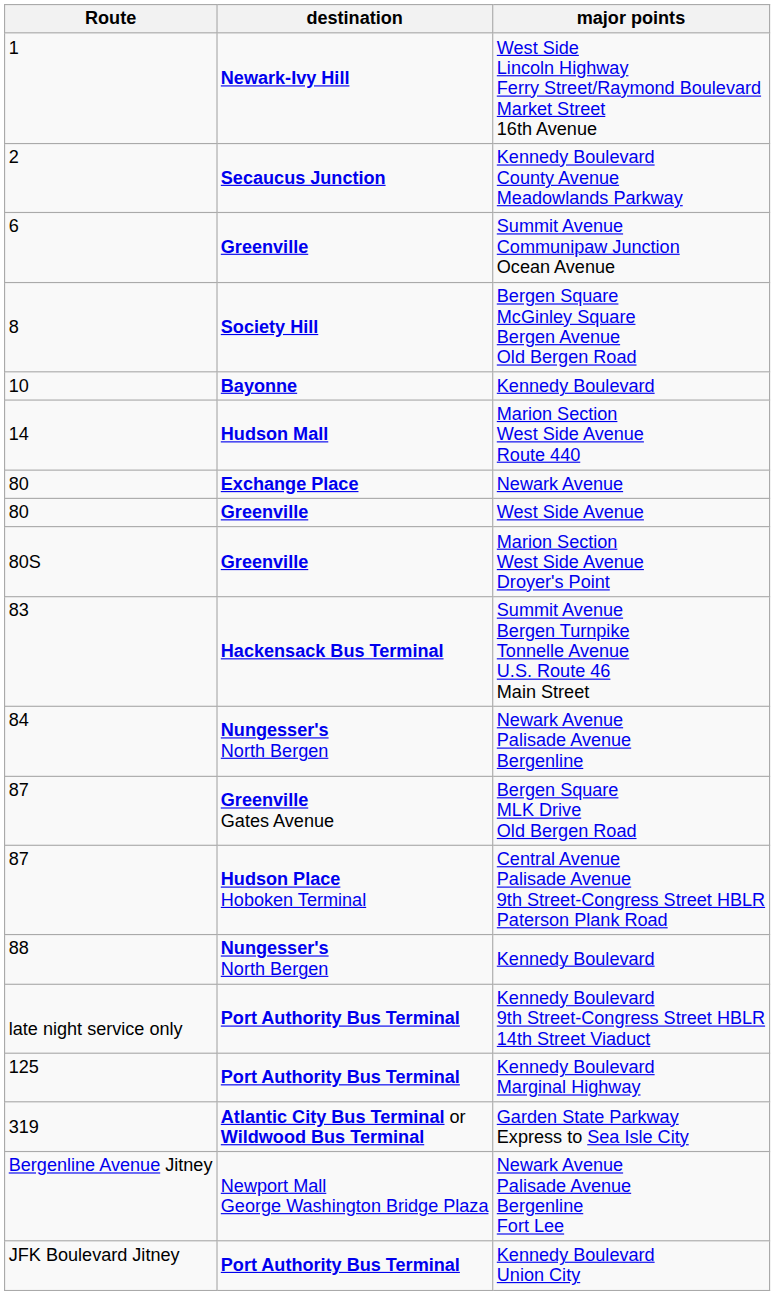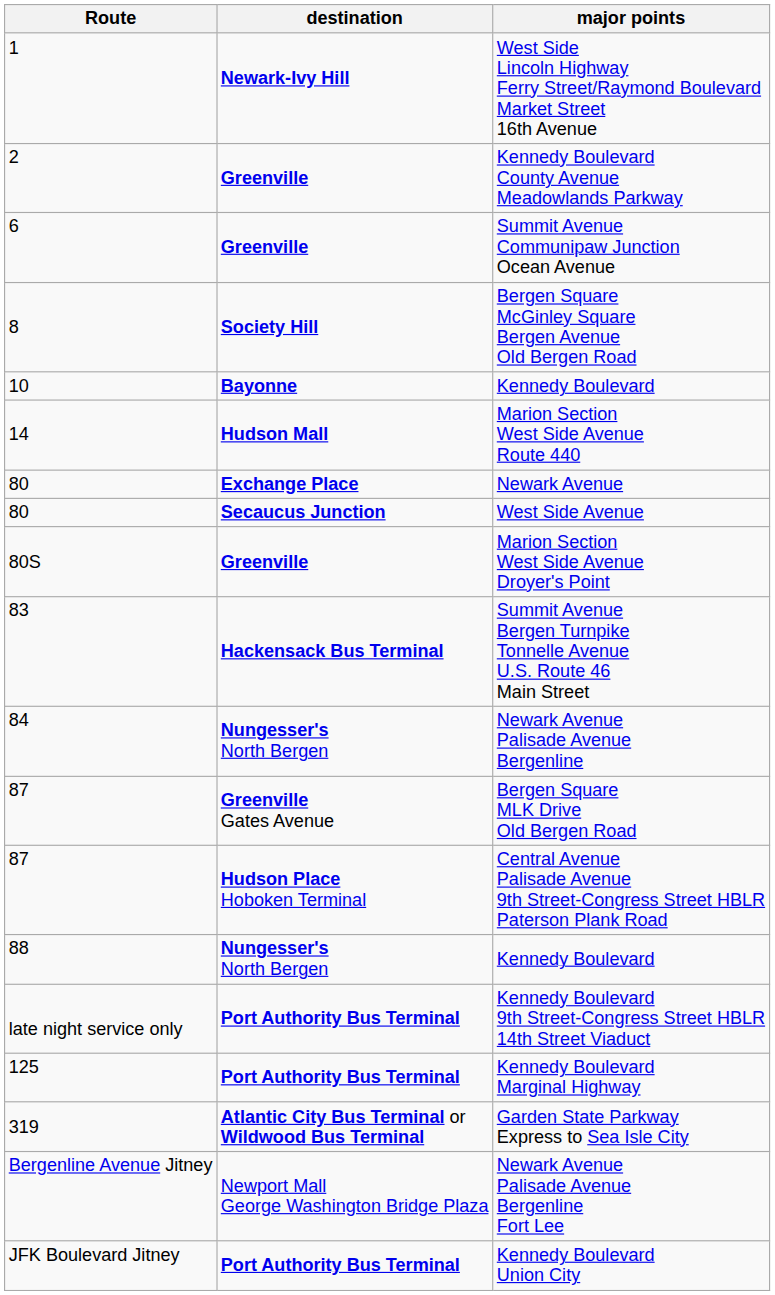(303, 177) Secaucus Junction -> (265, 177) Greenville
(265, 512) Greenville -> (303, 512) Secaucus Junction
